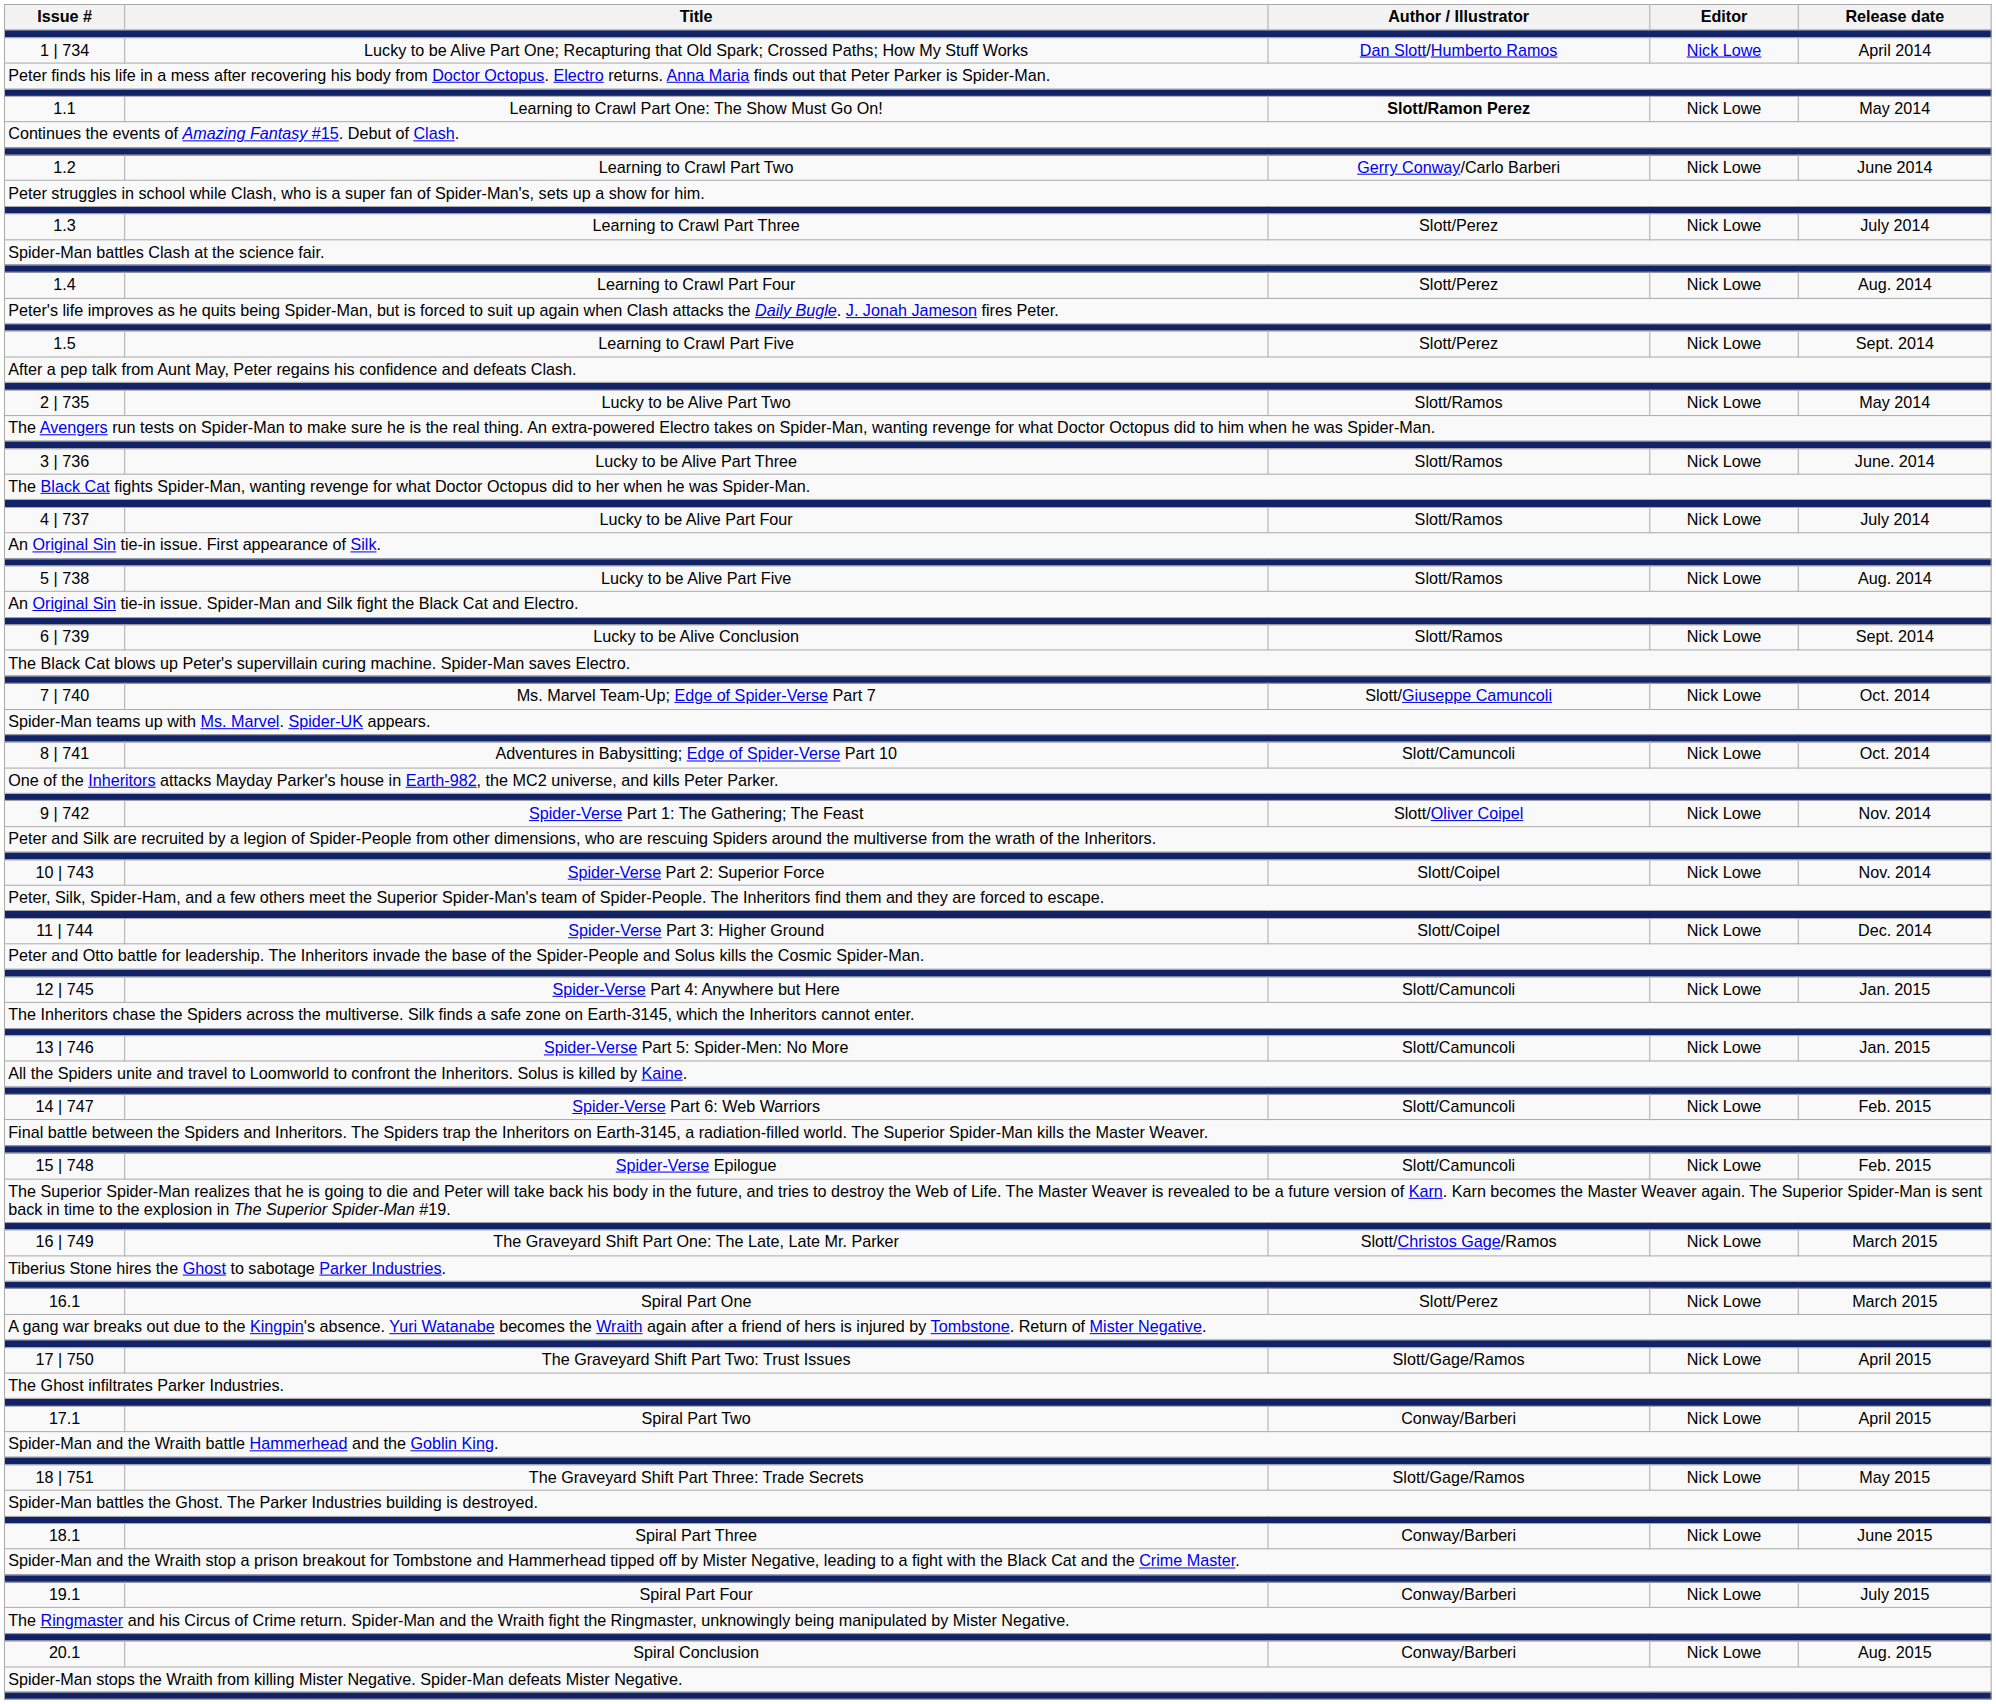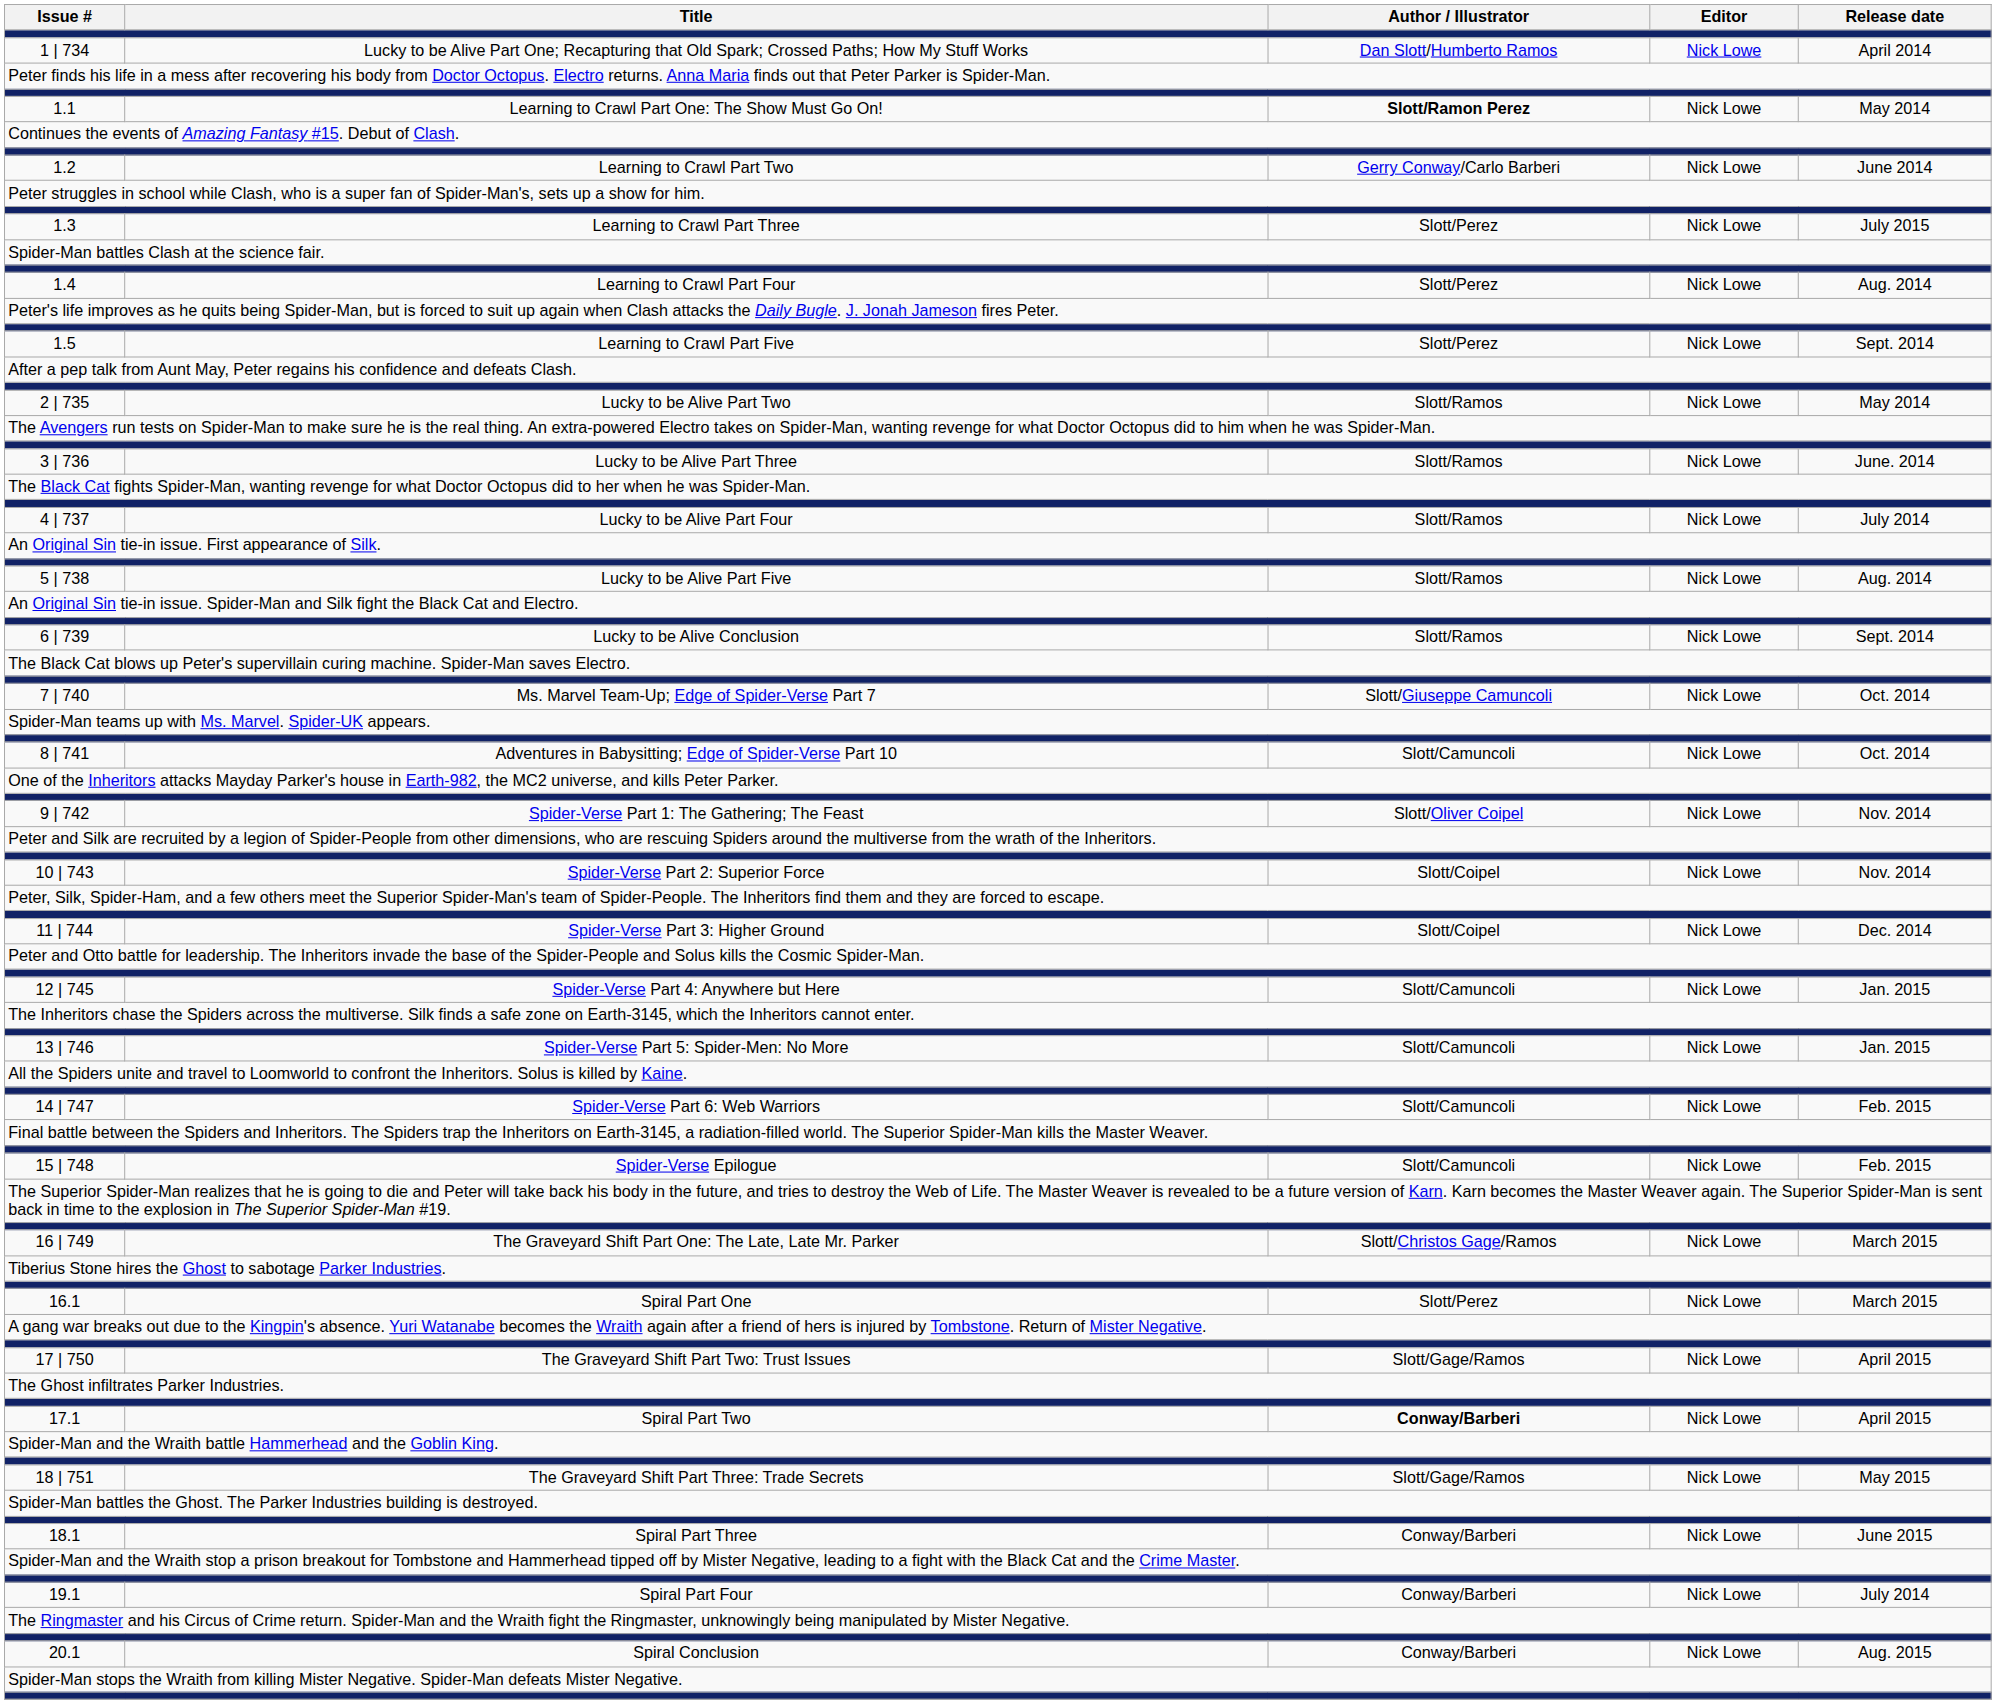(1895, 226) July 2014 -> (1895, 226) July 2015
(1459, 1418) normal -> (1459, 1418) bold
(1895, 1594) July 2015 -> (1895, 1594) July 2014
